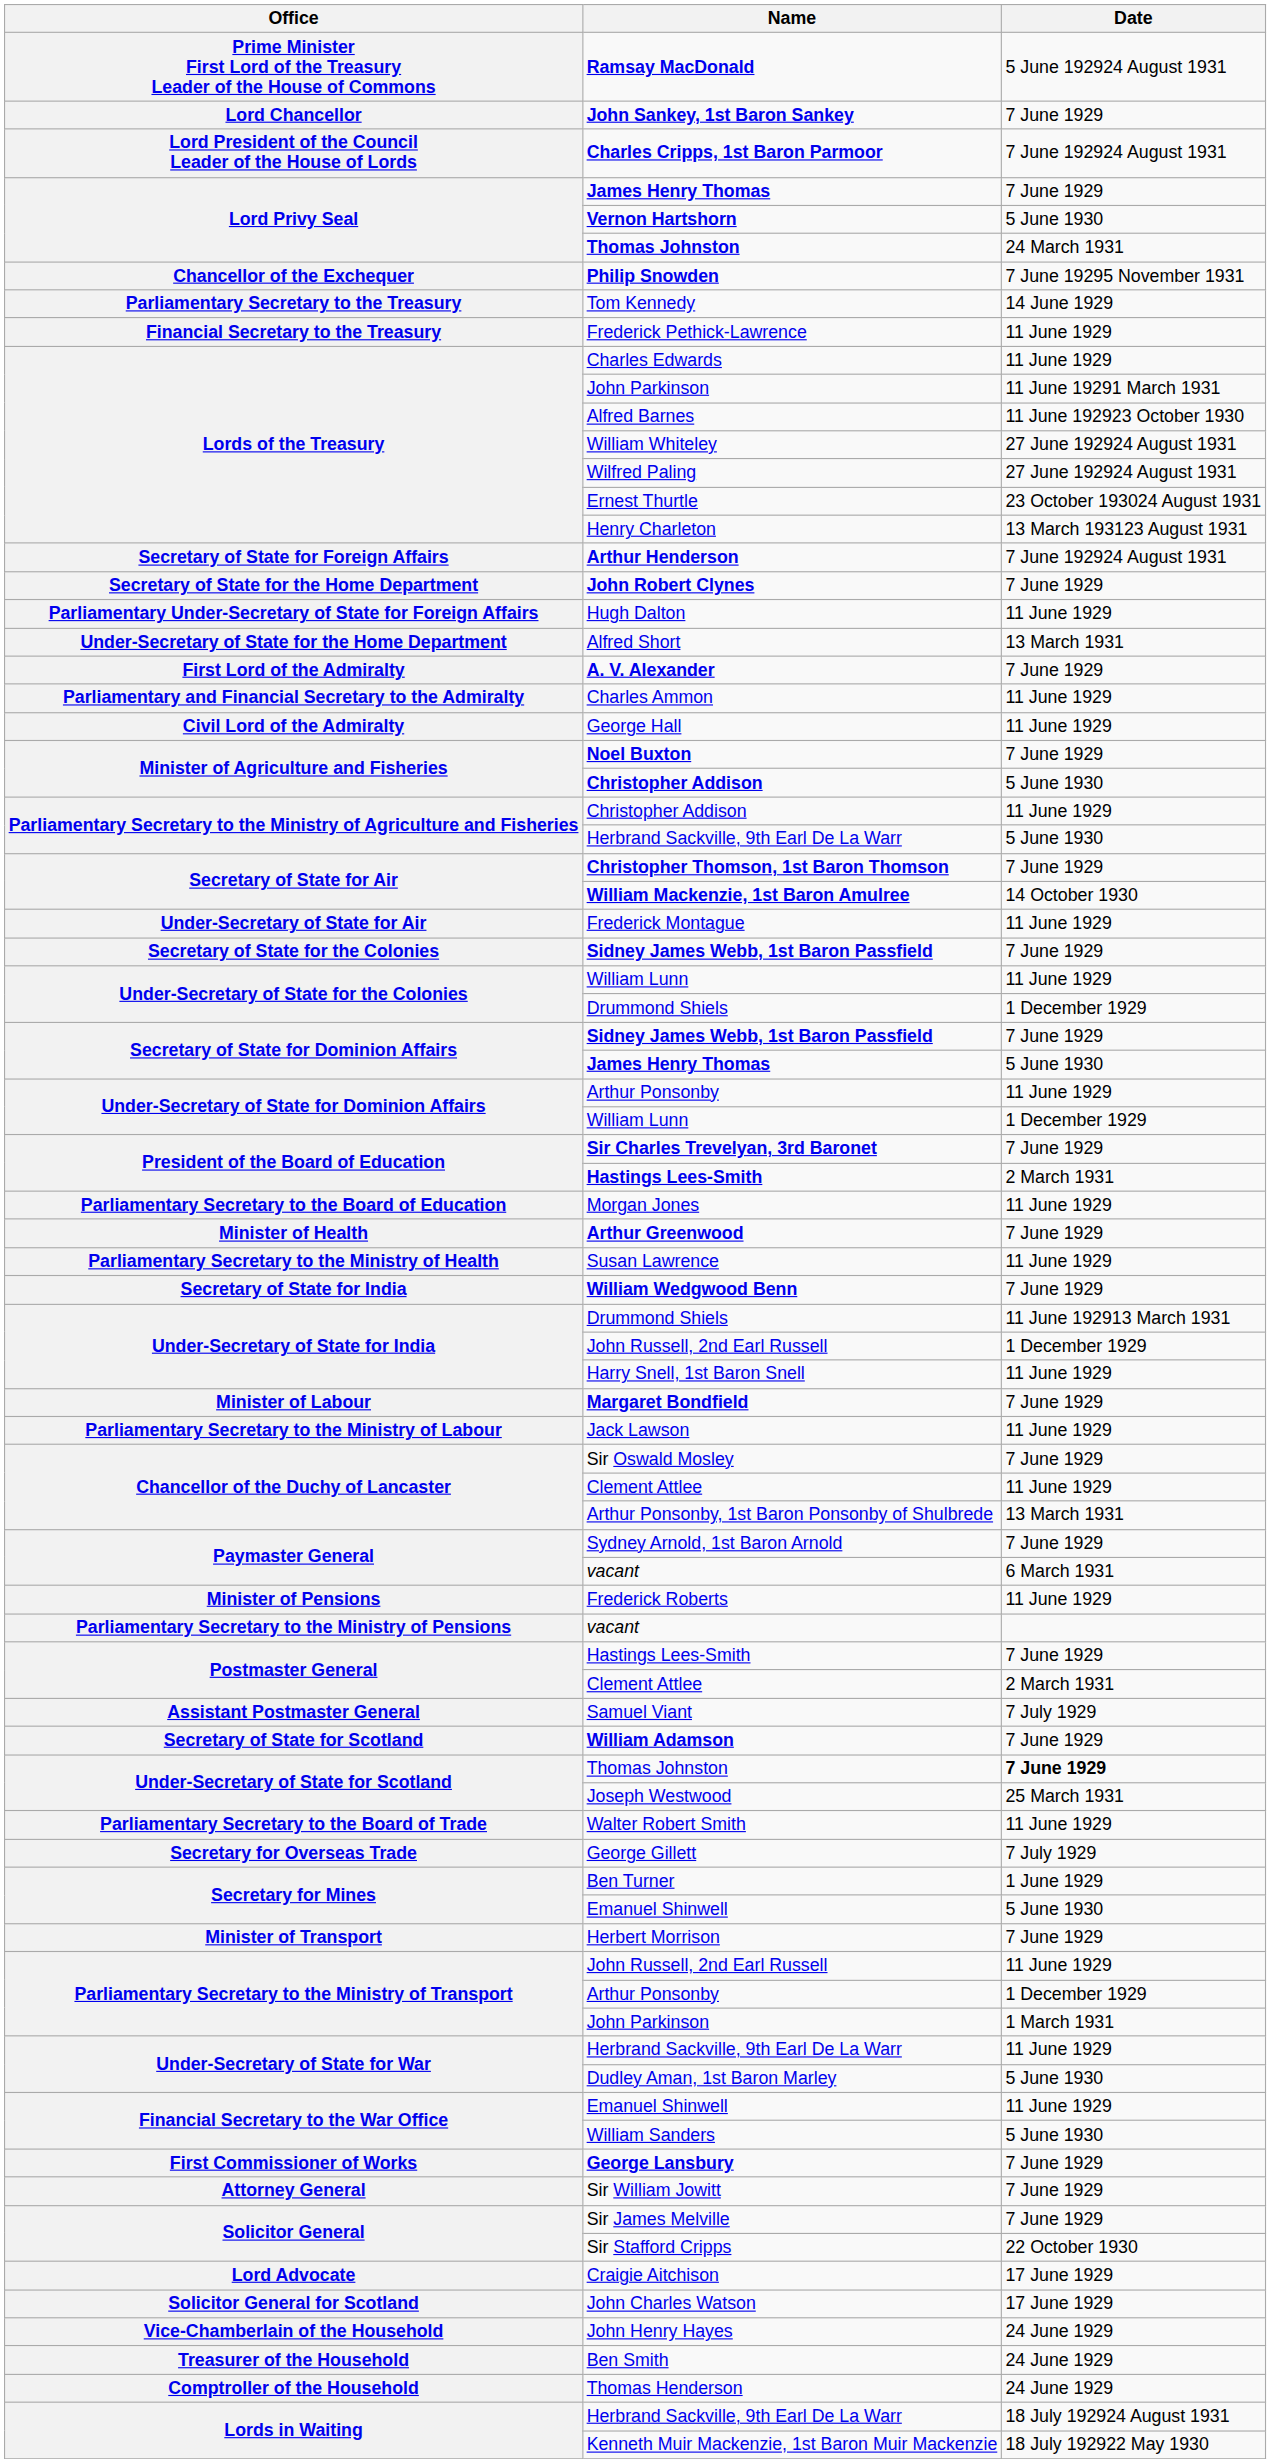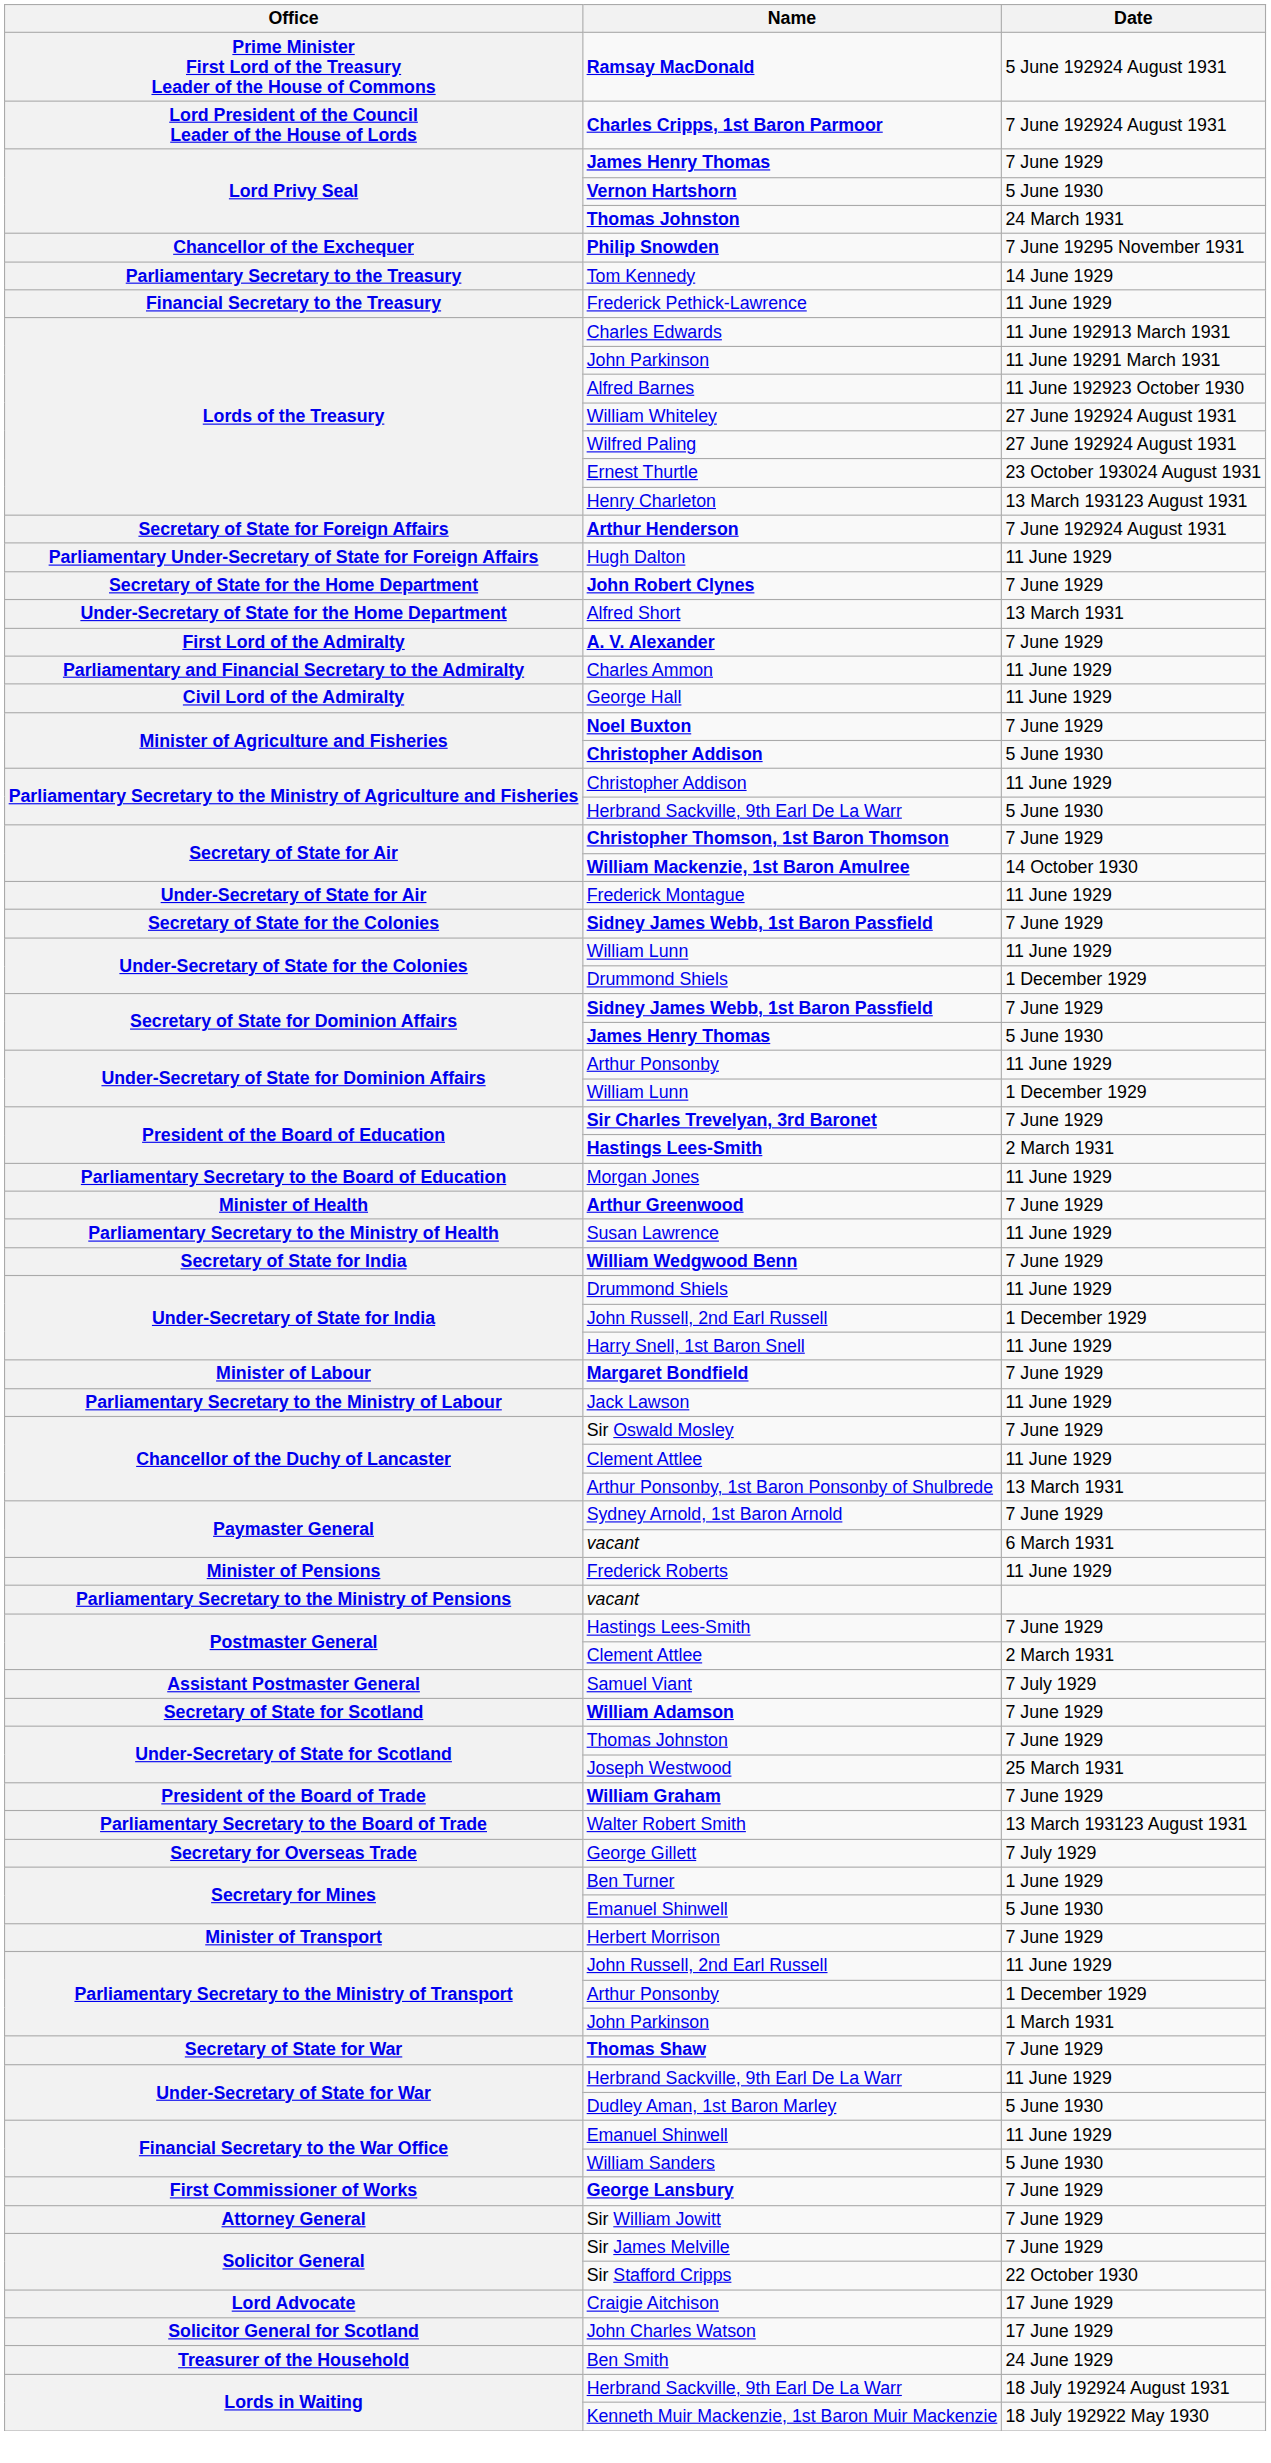- row: (294, 114)
(1059, 360) 11 June 1929 -> (1118, 332) 11 June 192913 March 1931
rows swapped: (294, 613) <-> (294, 585)
(1118, 1317) 11 June 192913 March 1931 -> (1059, 1289) 11 June 1929
(1056, 1768) bold -> (1054, 1740) normal
+ row: (294, 1796)
(1059, 1824) 11 June 1929 -> (1126, 1824) 13 March 193123 August 1931
+ row: (294, 2050)
- row: (294, 2331)
- row: (294, 2388)
